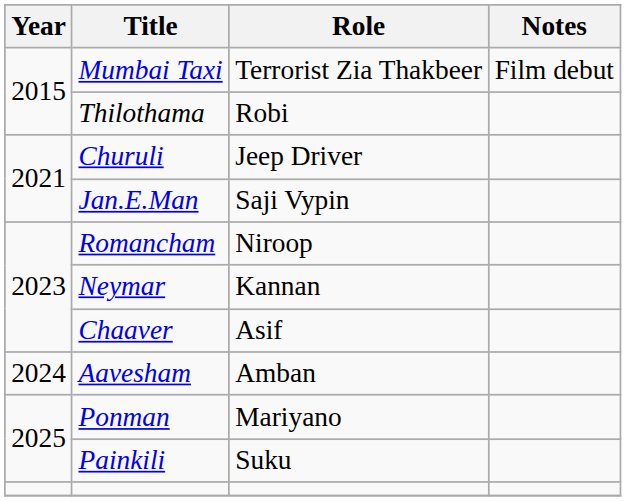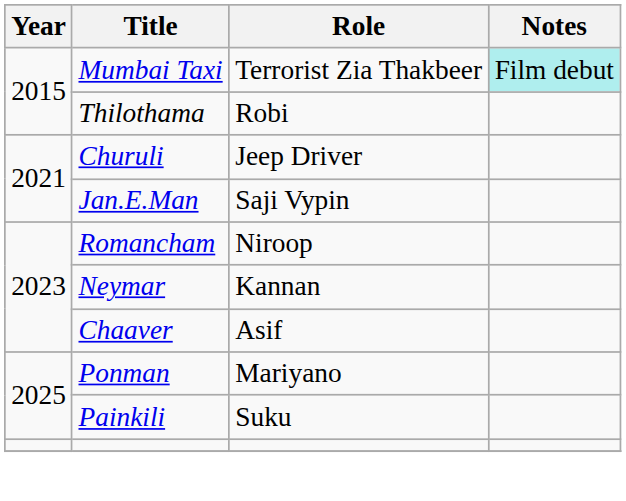(554, 69) no background -> (554, 69) paleturquoise background
- row: (135, 373)
